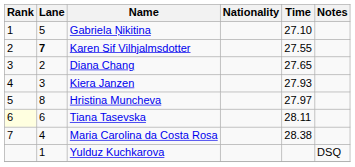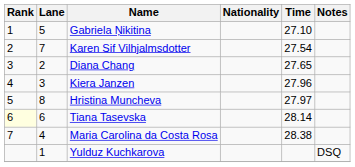(42, 48) bold -> (42, 48) normal
(298, 48) 27.55 -> (298, 48) 27.54
(298, 83) 27.93 -> (298, 83) 27.96
(298, 118) 28.11 -> (298, 118) 28.14
